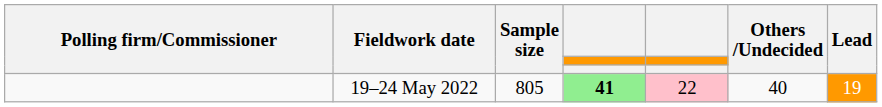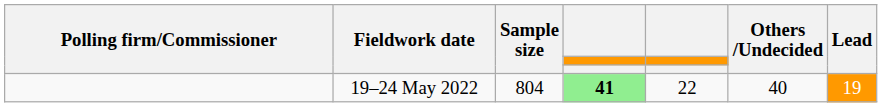(529, 87) 805 -> (529, 87) 804
(687, 87) pink background -> (687, 87) no background
